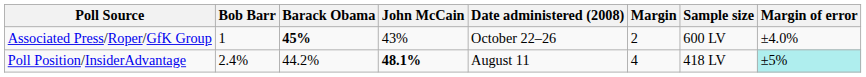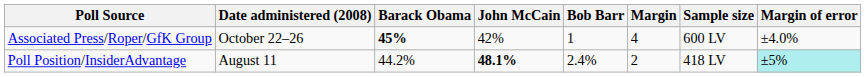columns swapped: (548, 15) <-> (247, 15)
(395, 38) 43% -> (491, 38) 42%
(634, 38) 2 -> (634, 38) 4
(634, 60) 4 -> (634, 60) 2
